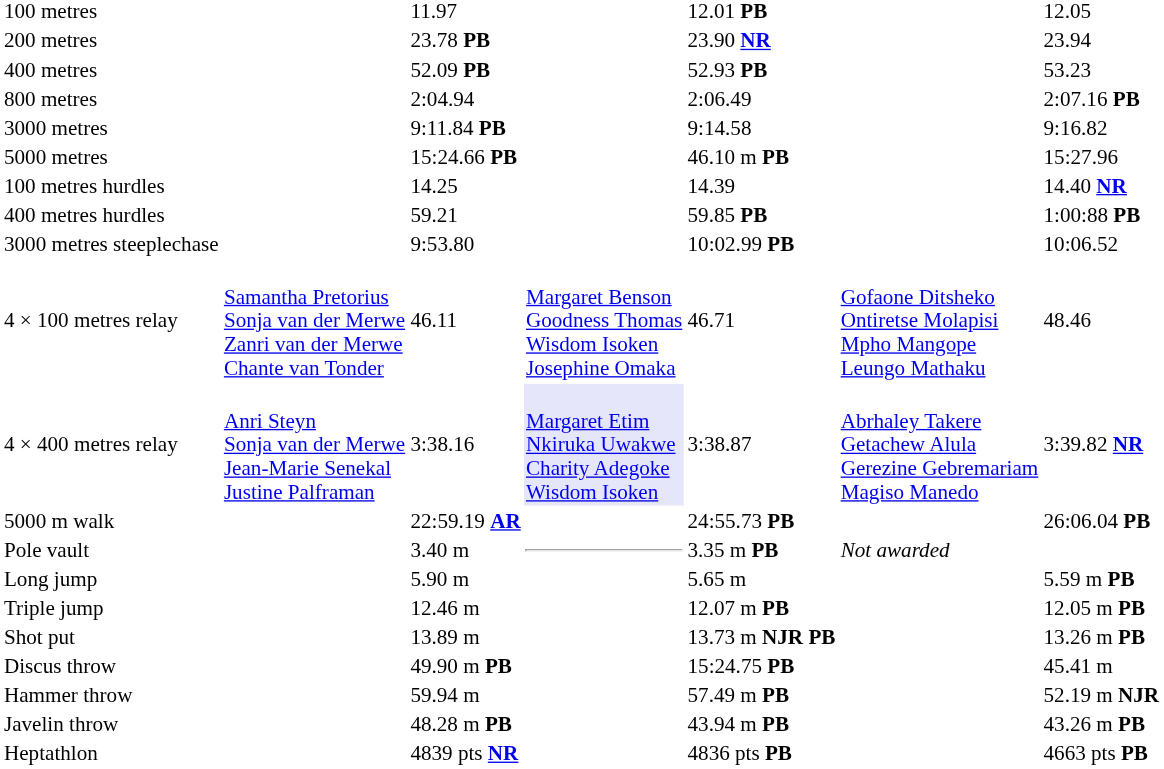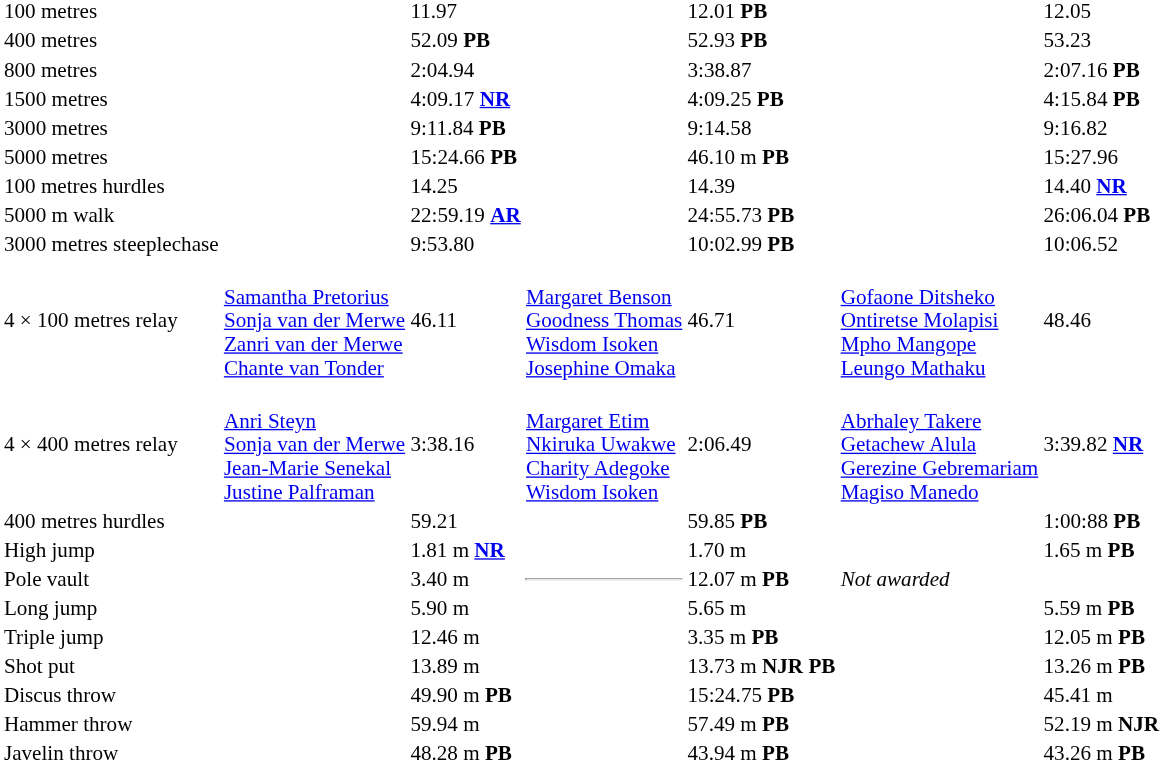- row: (51, 40)
(719, 98) 2:06.49 -> (719, 69) 3:38.87
+ row: (56, 98)
rows swapped: (84, 214) <-> (59, 521)
(601, 456) lavender background -> (601, 456) no background
(719, 444) 3:38.87 -> (719, 444) 2:06.49
+ row: (49, 550)
(733, 550) 3.35 m PB -> (738, 579) 12.07 m PB
(738, 608) 12.07 m PB -> (733, 637) 3.35 m PB
- row: (51, 753)
